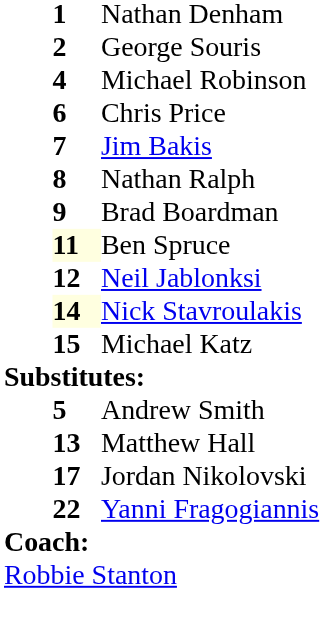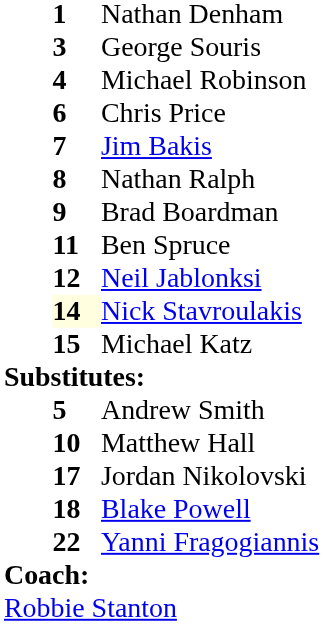(59, 47) 2 -> (59, 47) 3
(66, 244) lightyellow background -> (66, 244) no background
(66, 442) 13 -> (66, 442) 10
+ row: (176, 508)
